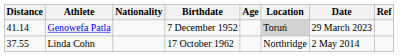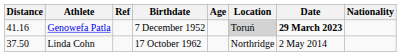columns swapped: (139, 12) <-> (384, 12)
(18, 28) 41.14 -> (18, 28) 41.16
(342, 28) normal -> (311, 28) bold
(18, 43) 37.55 -> (18, 43) 37.50
